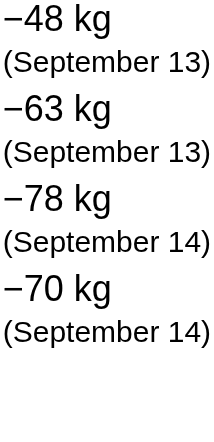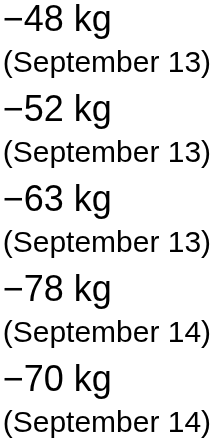+ row: (107, 129)
